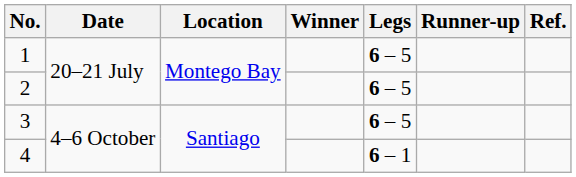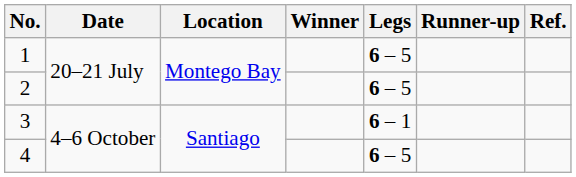(390, 121) 6 – 5 -> (390, 121) 6 – 1
(390, 155) 6 – 1 -> (390, 155) 6 – 5
